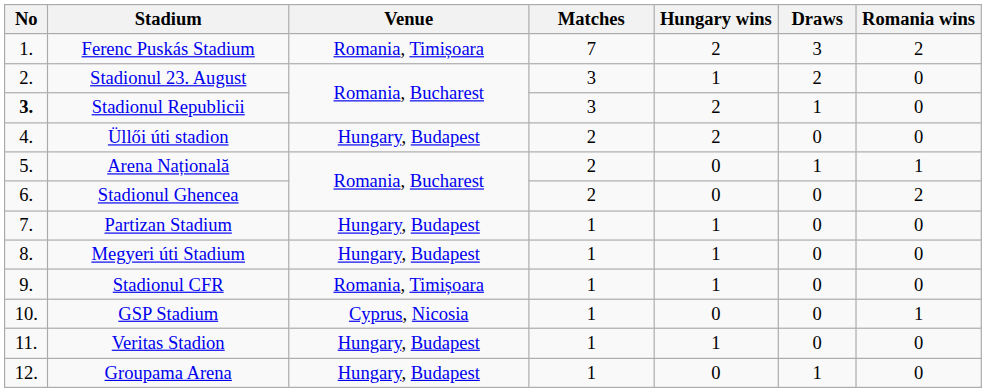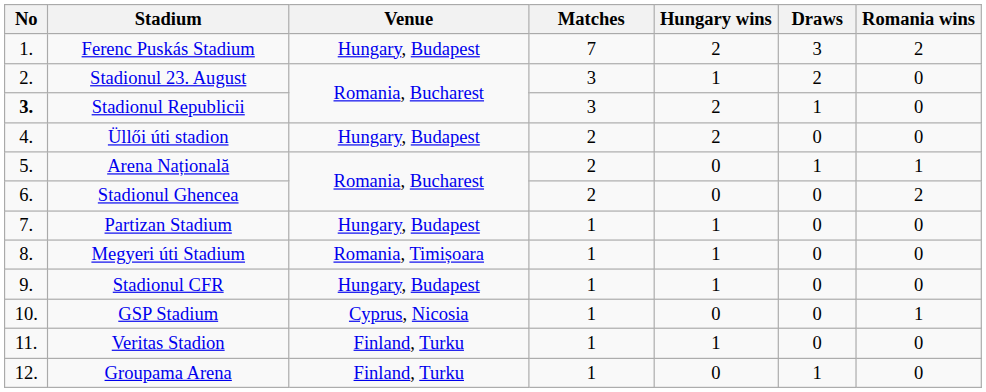(409, 48) Romania, Timișoara -> (409, 48) Hungary, Budapest
(409, 254) Hungary, Budapest -> (409, 254) Romania, Timișoara
(409, 284) Romania, Timișoara -> (409, 284) Hungary, Budapest
(409, 343) Hungary, Budapest -> (409, 343) Finland, Turku
(409, 372) Hungary, Budapest -> (409, 372) Finland, Turku
